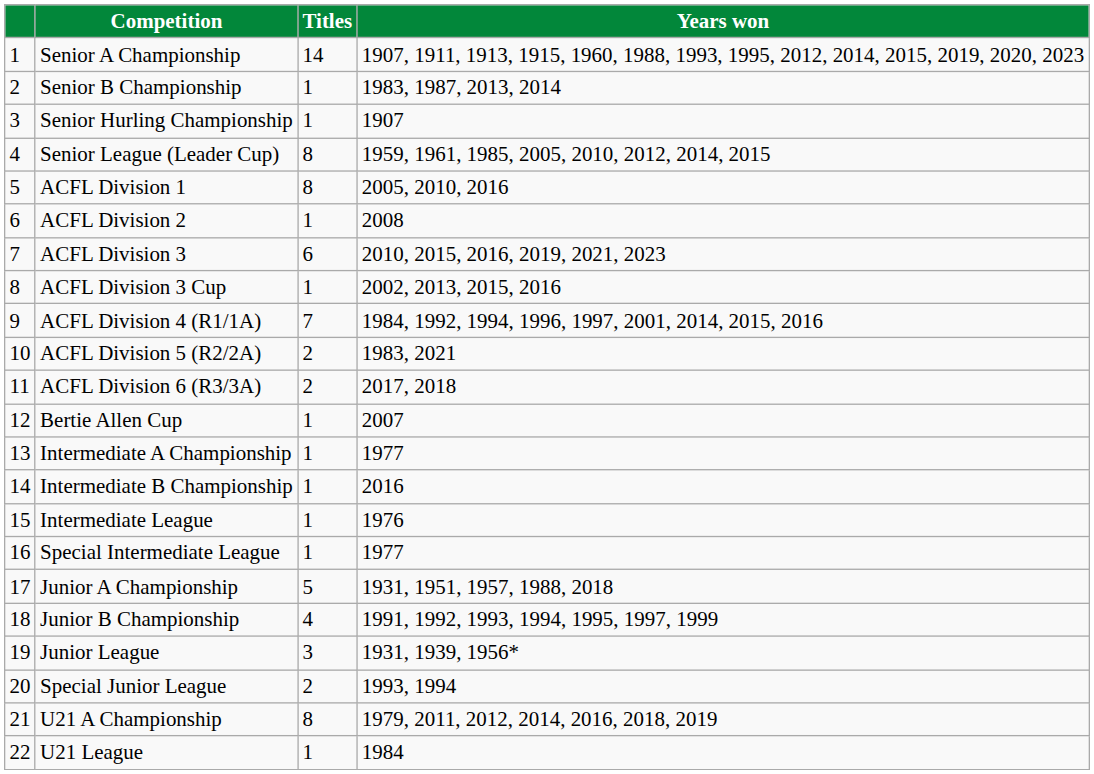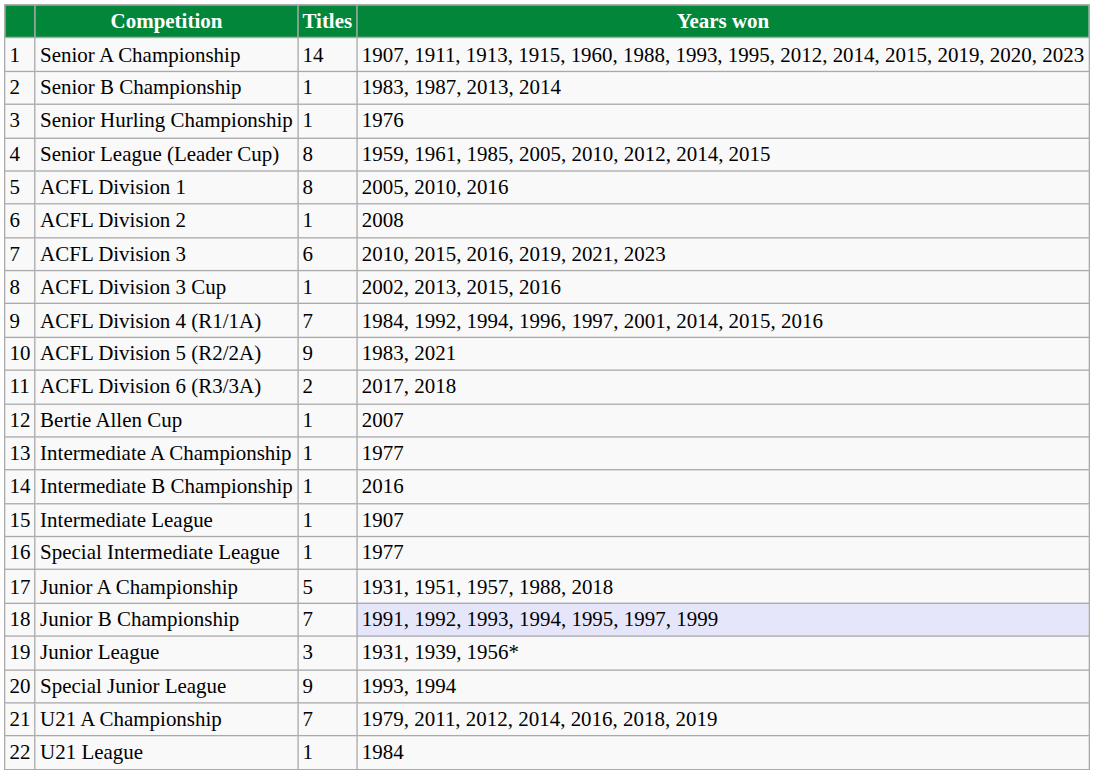(383, 120) 1907 -> (383, 120) 1976
(308, 353) 2 -> (308, 353) 9
(383, 519) 1976 -> (383, 519) 1907
(308, 619) 4 -> (308, 619) 7
(540, 619) no background -> (540, 619) lavender background
(308, 685) 2 -> (308, 685) 9
(308, 719) 8 -> (308, 719) 7
